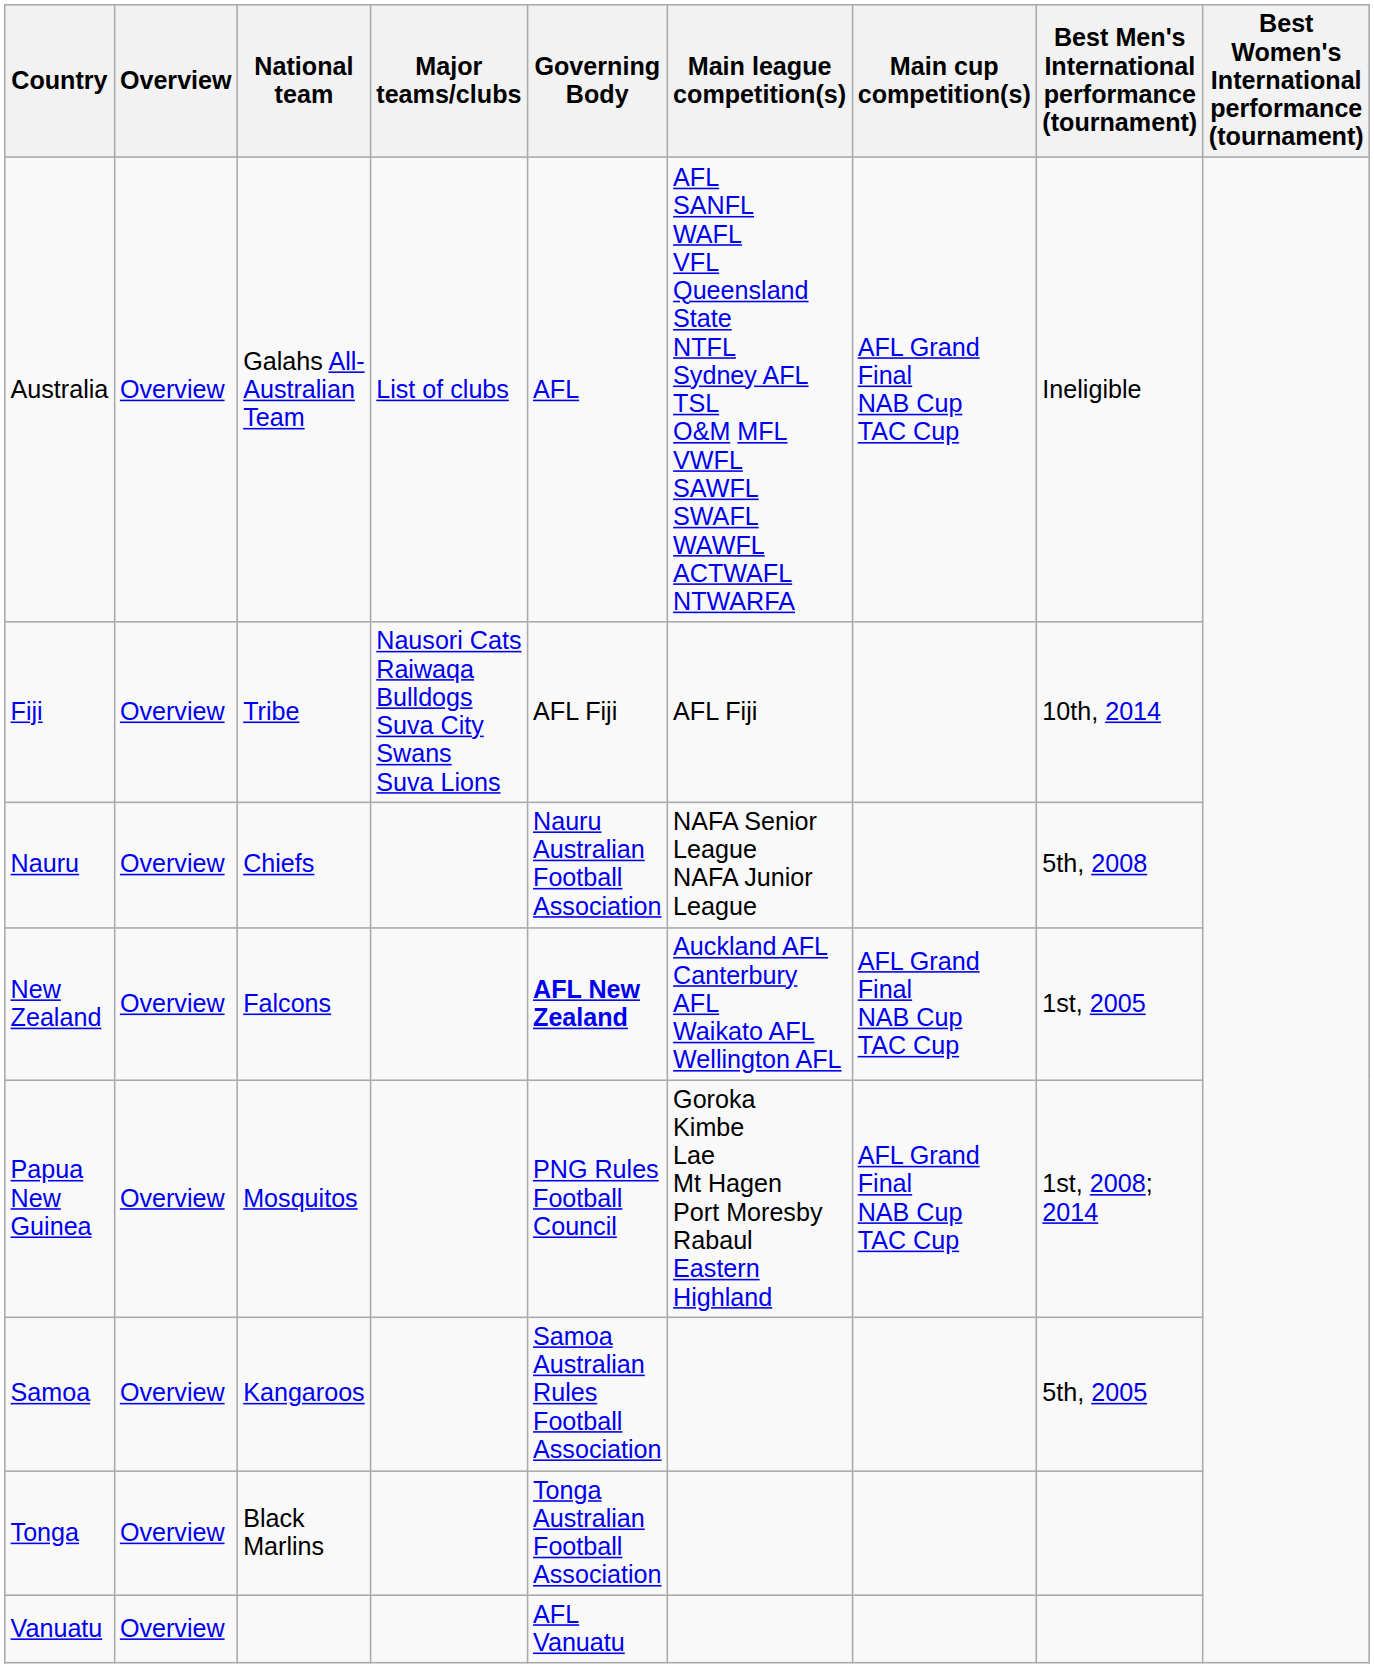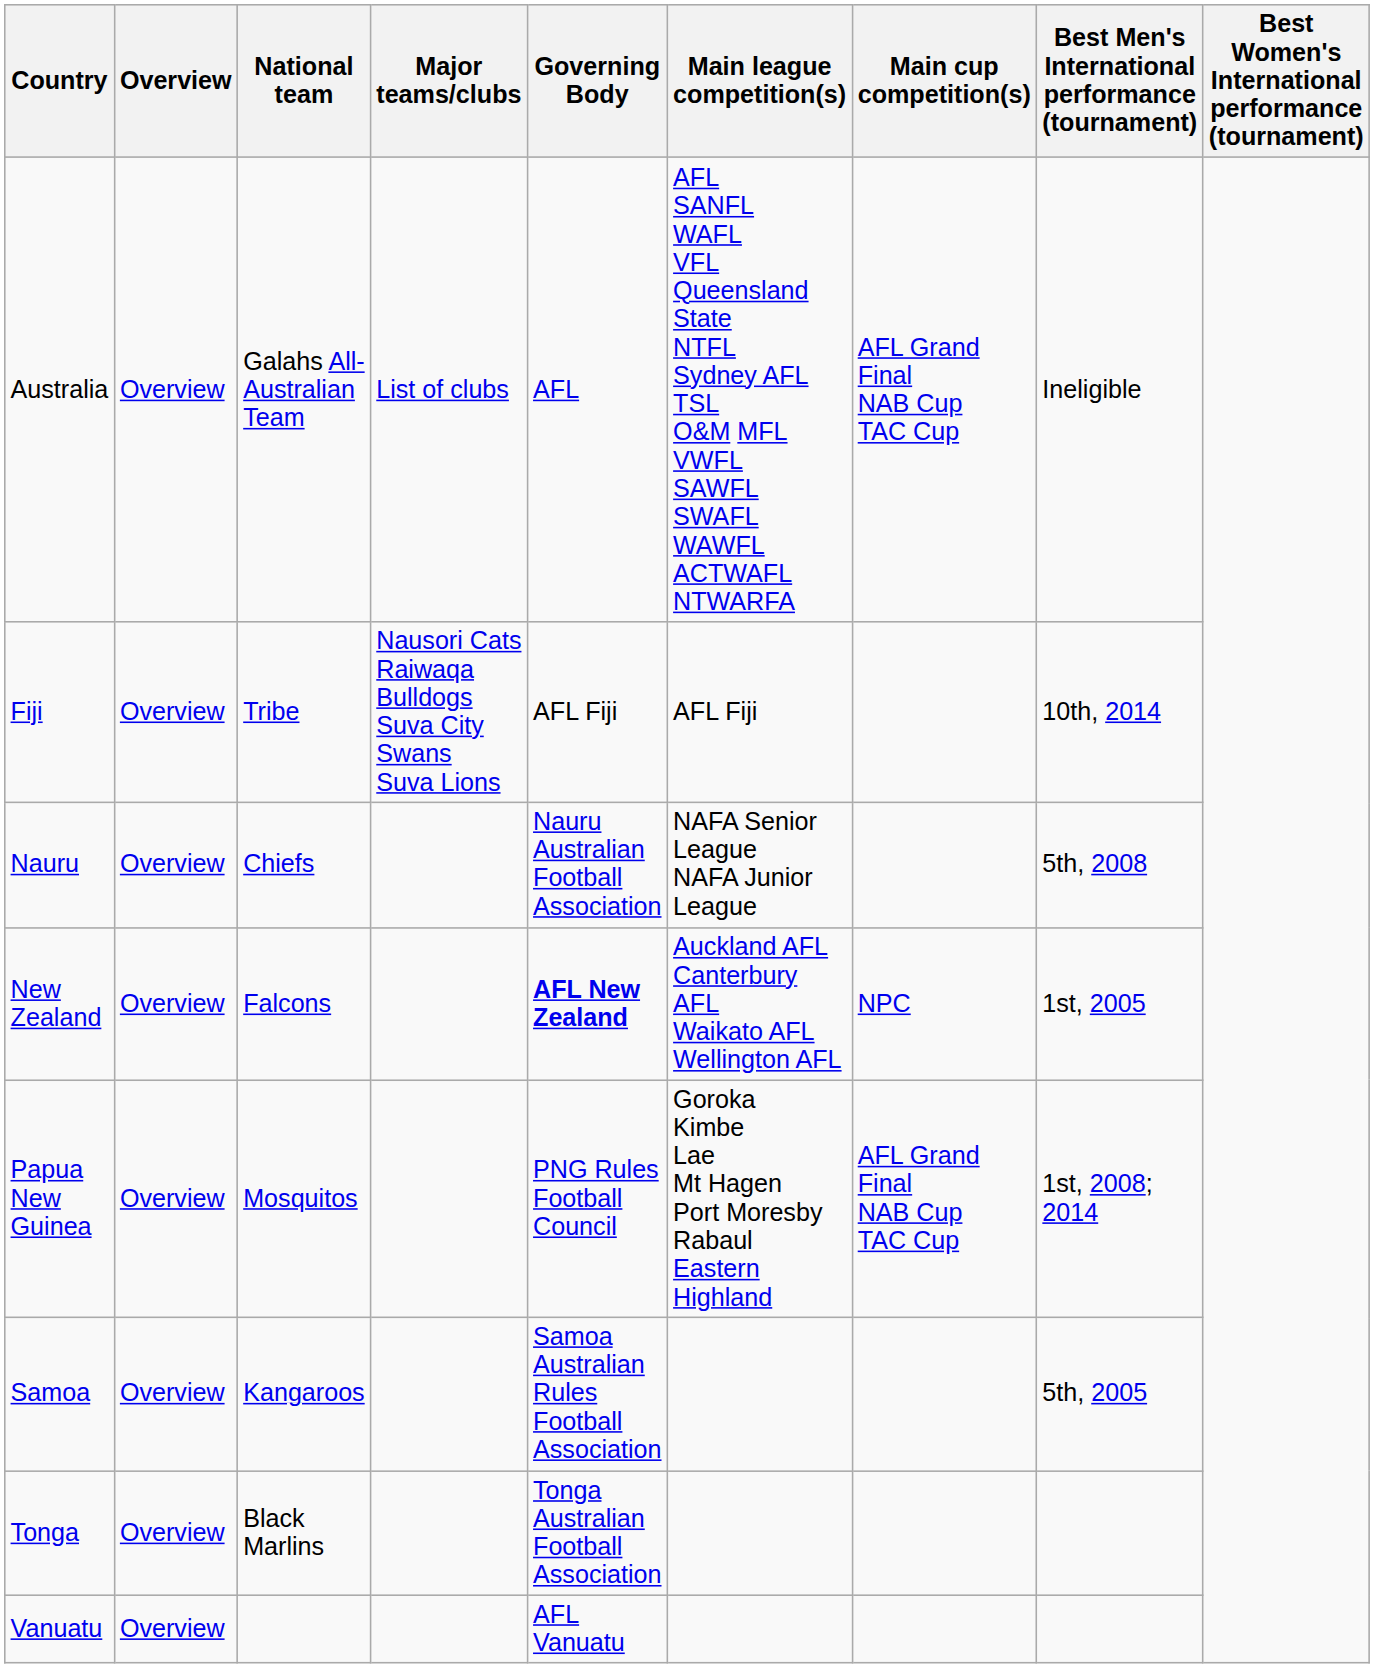(919, 1003) AFL Grand Final NAB Cup TAC Cup -> (884, 1003) NPC
